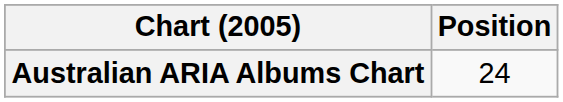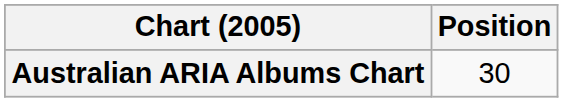(494, 73) 24 -> (494, 73) 30
